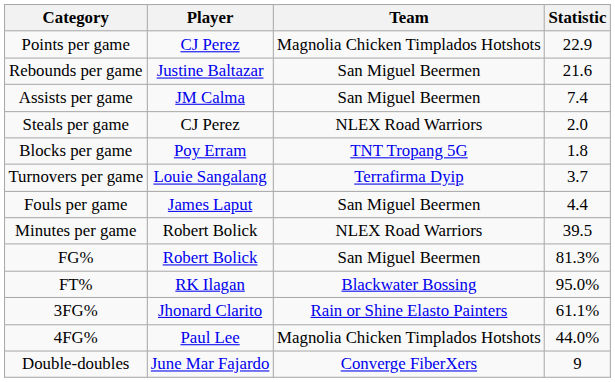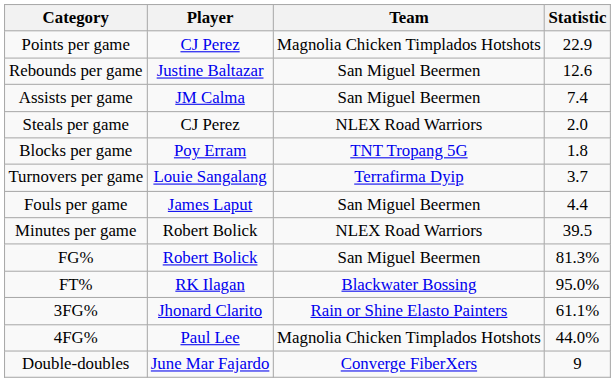(577, 71) 21.6 -> (577, 71) 12.6
